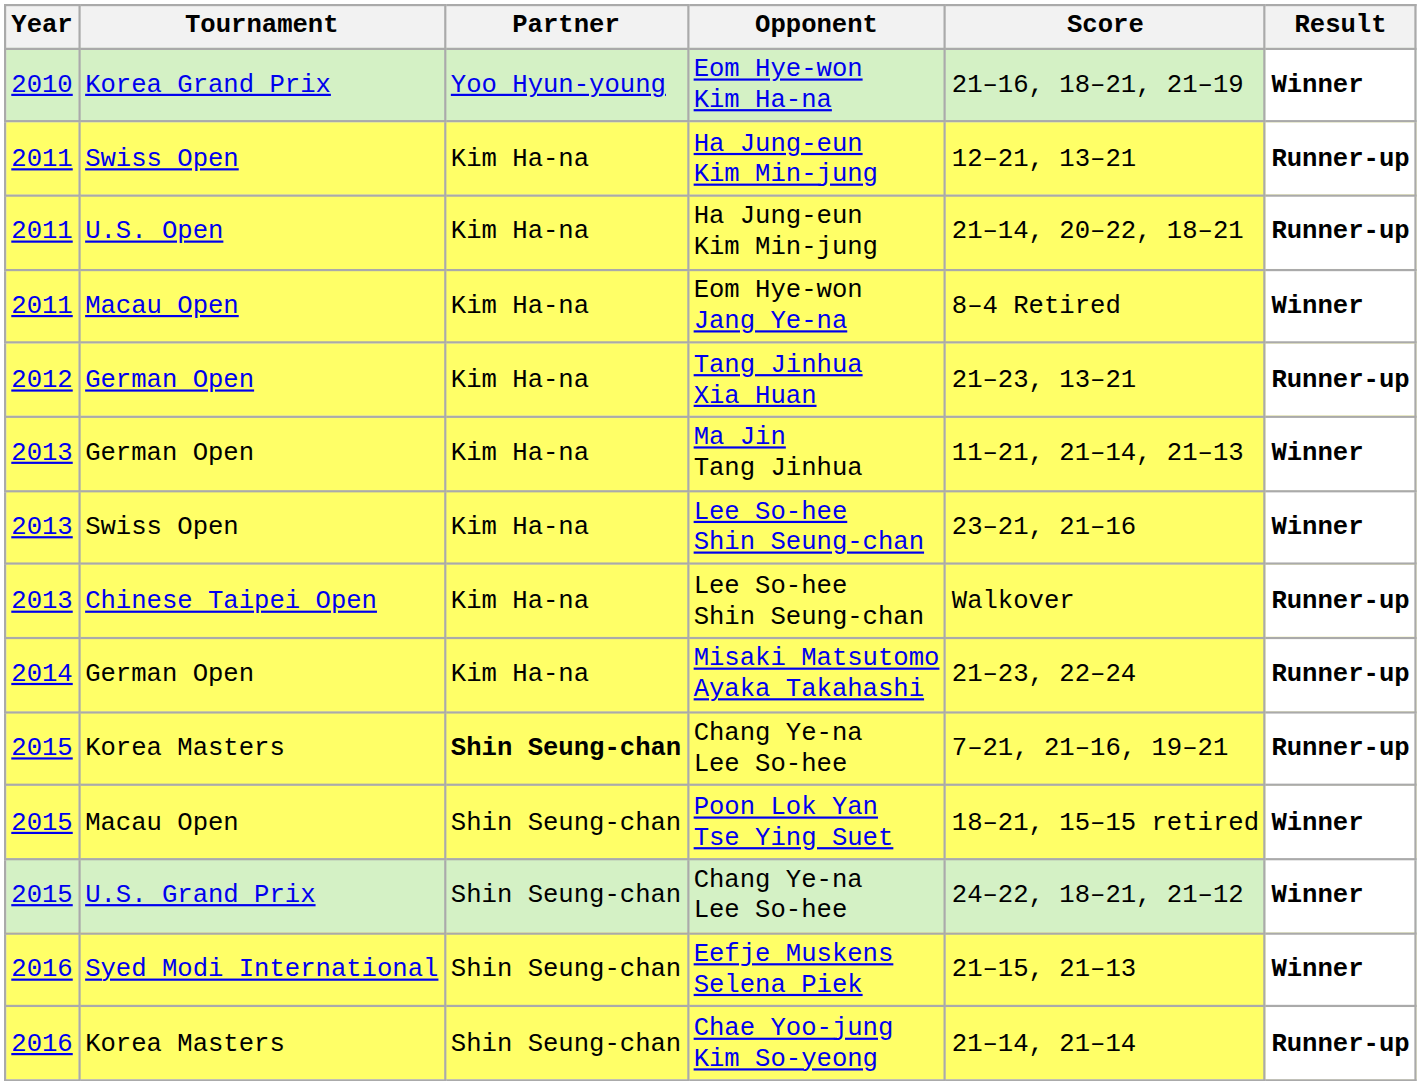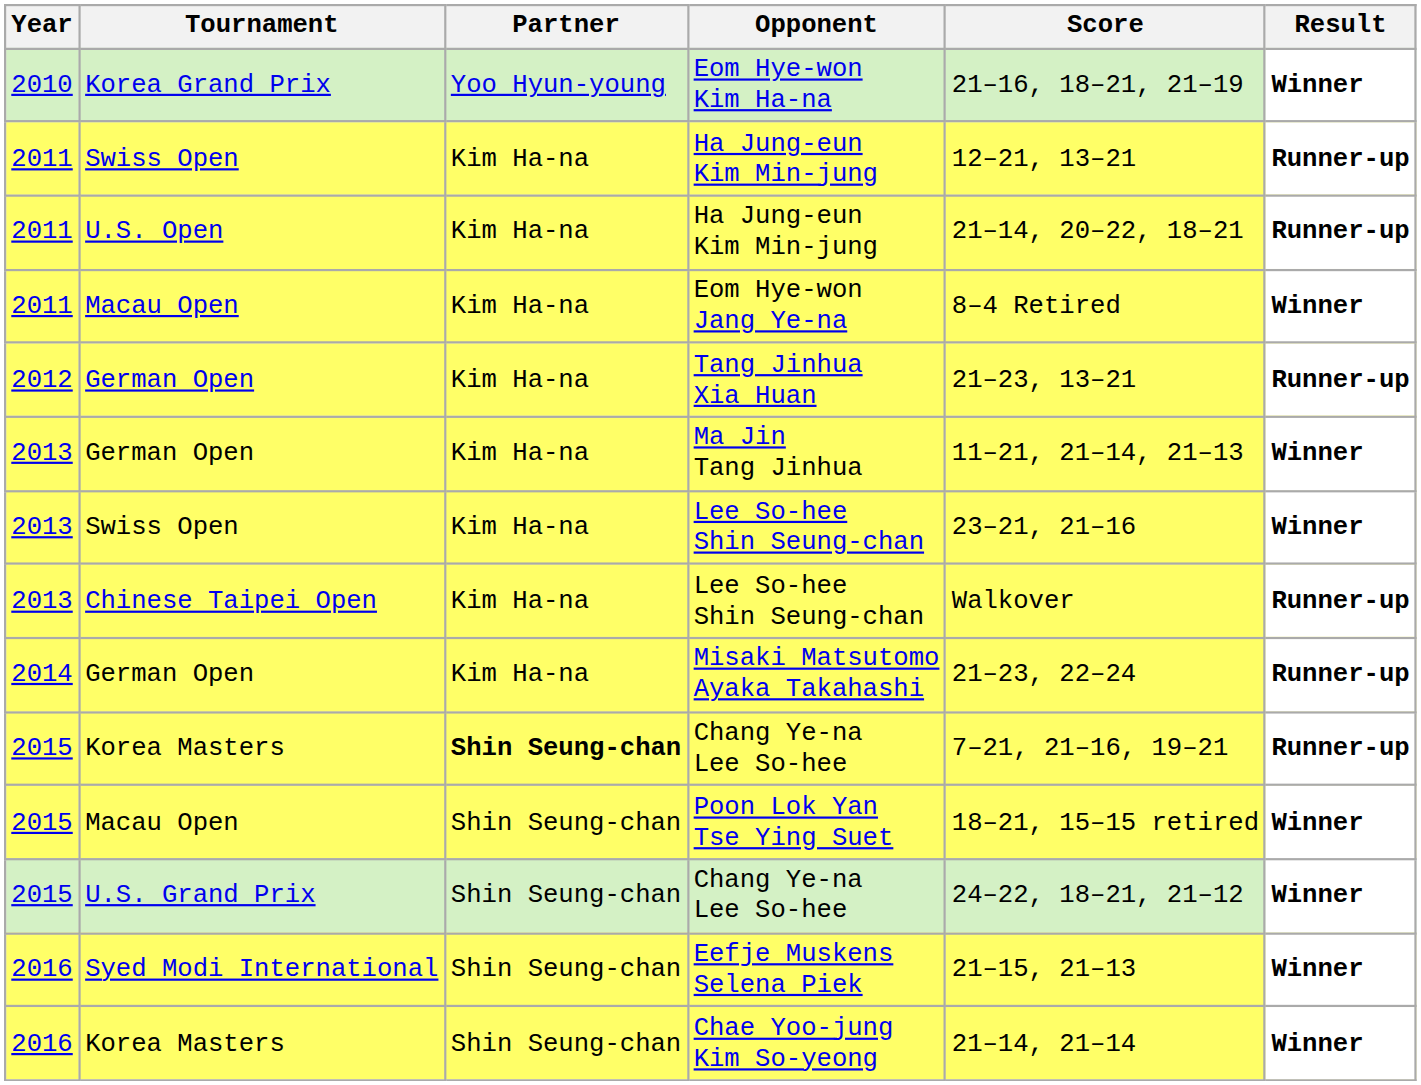(1341, 1043) Runner-up -> (1317, 1043) Winner
